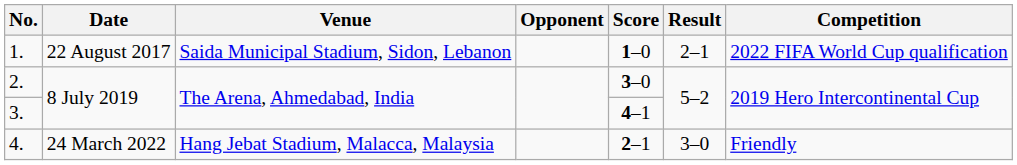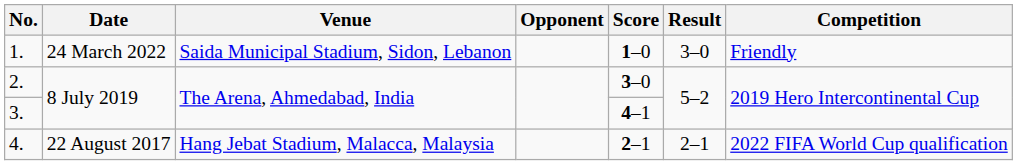(109, 50) 22 August 2017 -> (106, 50) 24 March 2022
(695, 50) 2–1 -> (695, 50) 3–0
(869, 50) 2022 FIFA World Cup qualification -> (763, 50) Friendly
(106, 143) 24 March 2022 -> (109, 143) 22 August 2017
(695, 143) 3–0 -> (695, 143) 2–1
(763, 143) Friendly -> (869, 143) 2022 FIFA World Cup qualification
